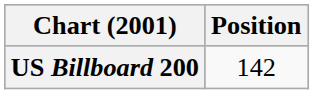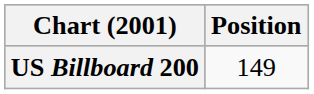(256, 66) 142 -> (256, 66) 149
